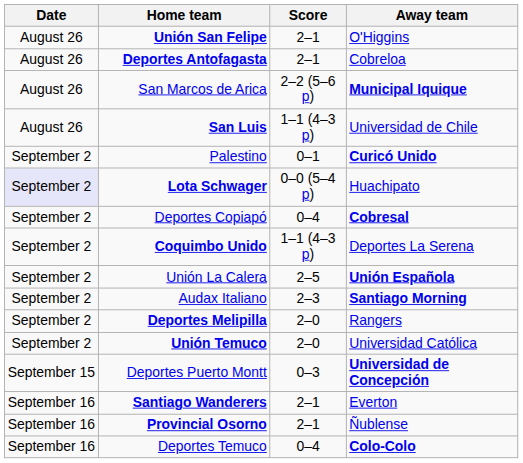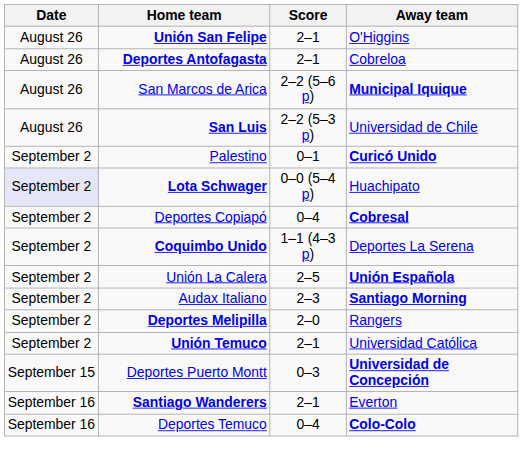(308, 127) 1–1 (4–3 p) -> (308, 127) 2–2 (5–3 p)
(308, 343) 2–0 -> (308, 343) 2–1
- row: (207, 424)
